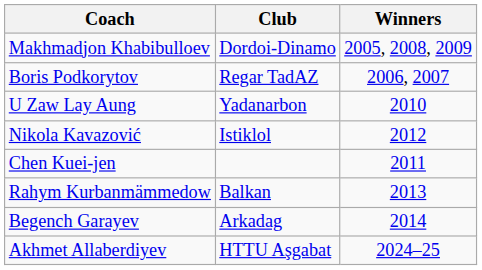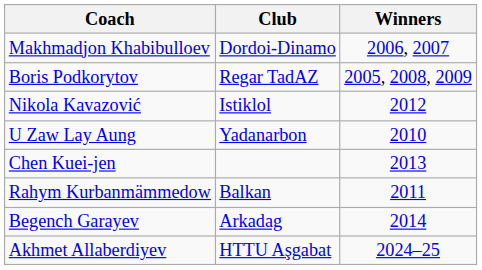(408, 47) 2005, 2008, 2009 -> (408, 47) 2006, 2007
(408, 76) 2006, 2007 -> (408, 76) 2005, 2008, 2009
rows swapped: (72, 105) <-> (75, 134)
(408, 163) 2011 -> (408, 163) 2013
(408, 192) 2013 -> (408, 192) 2011
